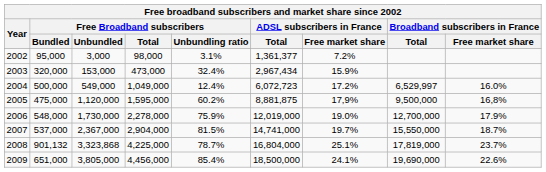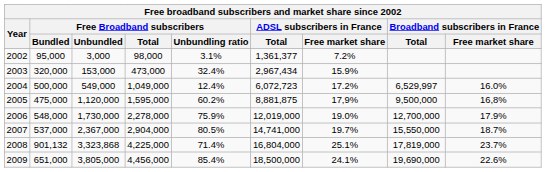(211, 130) 81.5% -> (211, 130) 80.5%
(211, 144) 78.7% -> (211, 144) 71.4%
